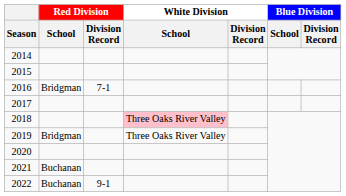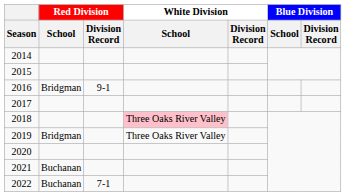(104, 87) 7-1 -> (104, 87) 9-1
(104, 183) 9-1 -> (104, 183) 7-1
